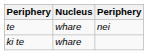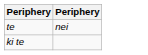- column: (74, 12)
